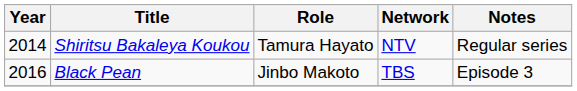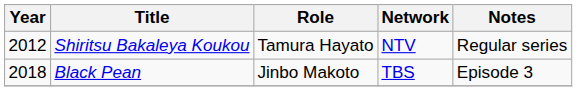(28, 45) 2014 -> (28, 45) 2012
(28, 72) 2016 -> (28, 72) 2018
